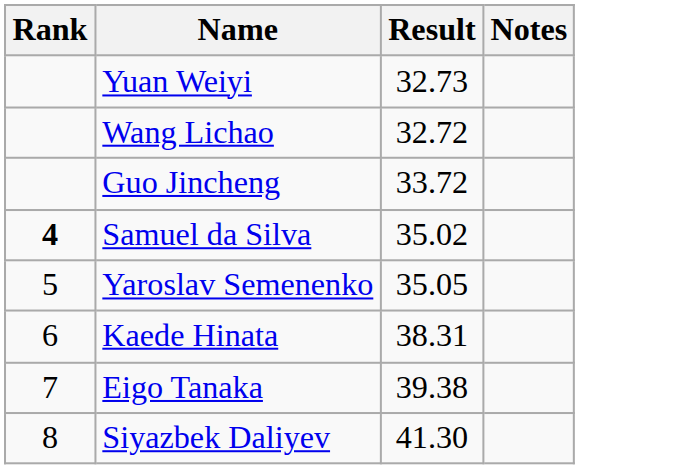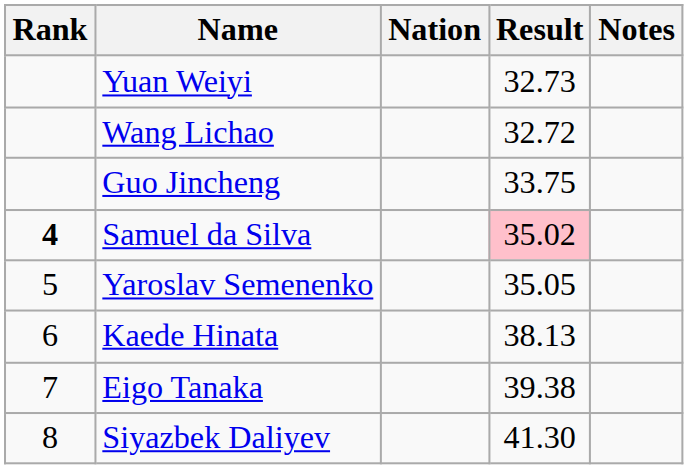+ column: (435, 30)
(432, 183) 33.72 -> (540, 183) 33.75
(432, 234) no background -> (540, 234) pink background
(432, 336) 38.31 -> (540, 336) 38.13
